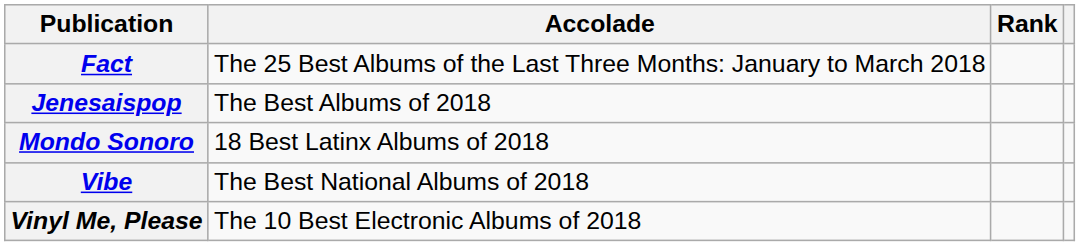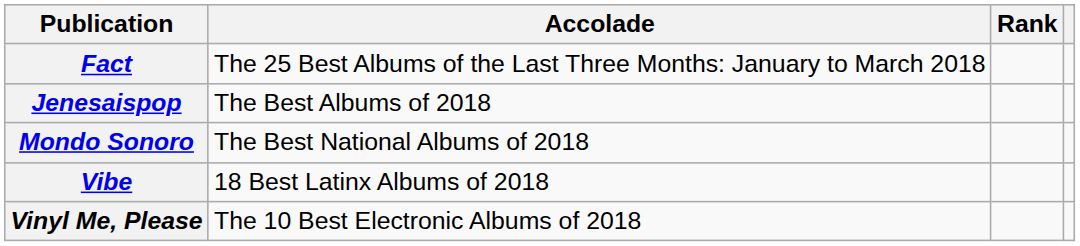(382, 142) 18 Best Latinx Albums of 2018 -> (401, 142) The Best National Albums of 2018
(401, 181) The Best National Albums of 2018 -> (382, 181) 18 Best Latinx Albums of 2018
